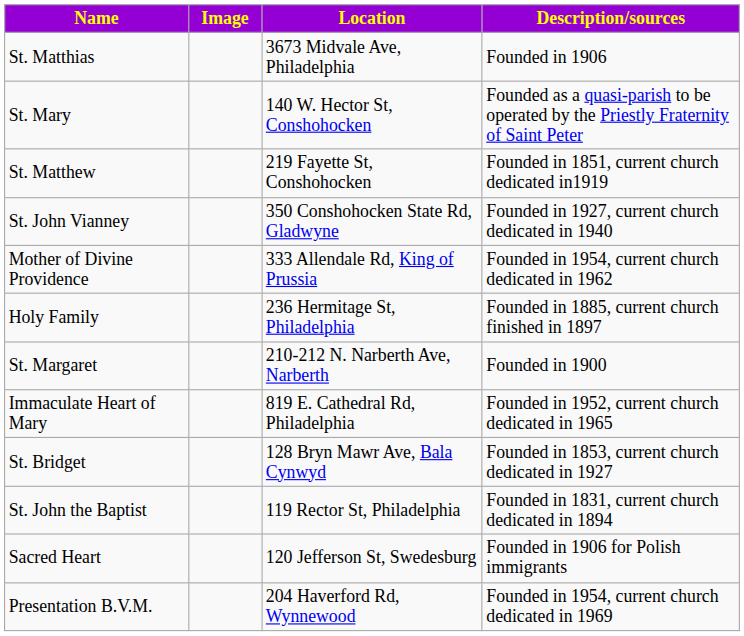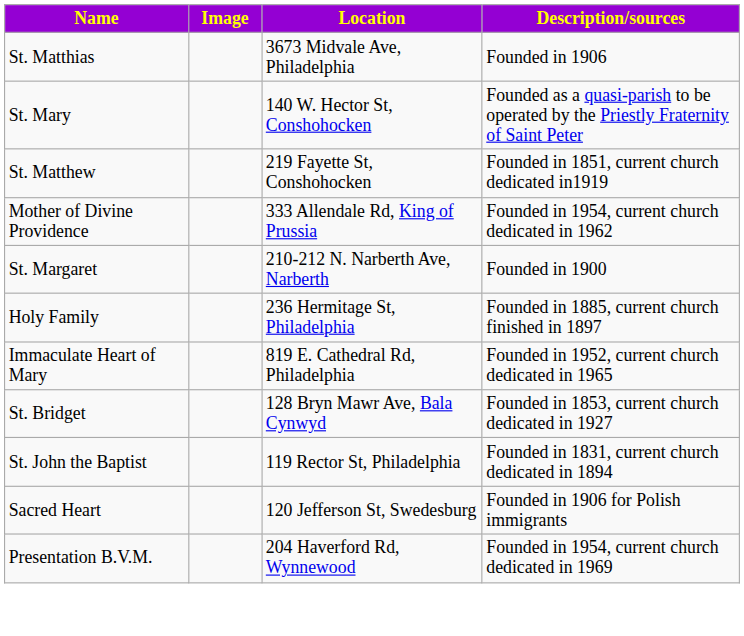- row: (69, 221)
rows swapped: (53, 365) <-> (54, 317)
